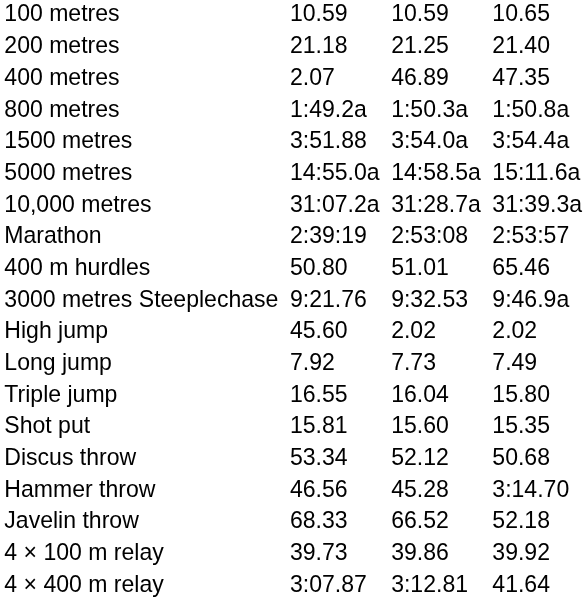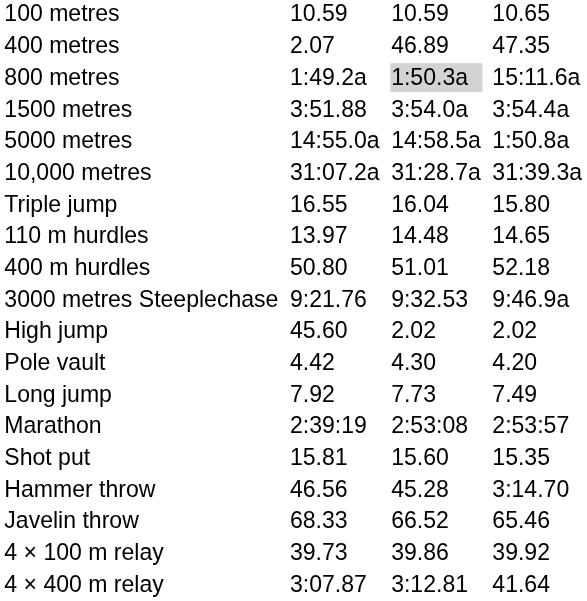- row: (62, 45)
(430, 109) no background -> (430, 77) lightgrey background
(531, 109) 1:50.8a -> (536, 77) 15:11.6a
(536, 172) 15:11.6a -> (531, 140) 1:50.8a
rows swapped: (53, 235) <-> (61, 394)
+ row: (76, 235)
(521, 267) 65.46 -> (521, 267) 52.18
+ row: (55, 362)
- row: (70, 457)
(521, 520) 52.18 -> (521, 520) 65.46
